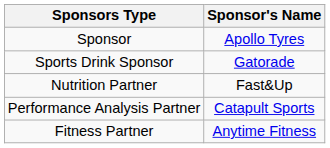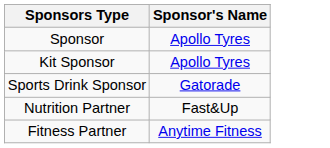+ row: (77, 62)
- row: (104, 108)
